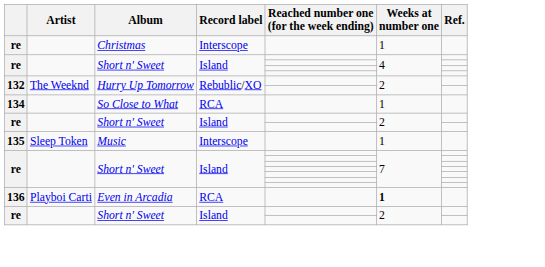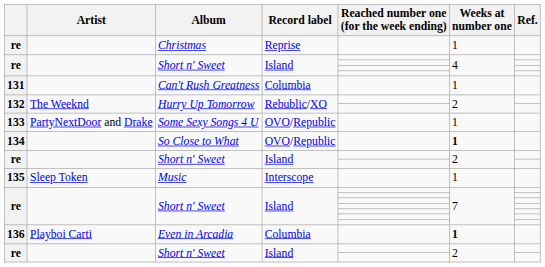(224, 45) Interscope -> (283, 45) Reprise
+ row: (16, 85)
+ row: (16, 122)
(211, 104) RCA -> (300, 141) OVO/Republic
(382, 104) normal -> (455, 141) bold
(211, 197) RCA -> (288, 234) Columbia
